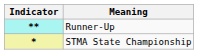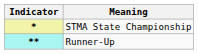rows swapped: (34, 41) <-> (34, 27)
